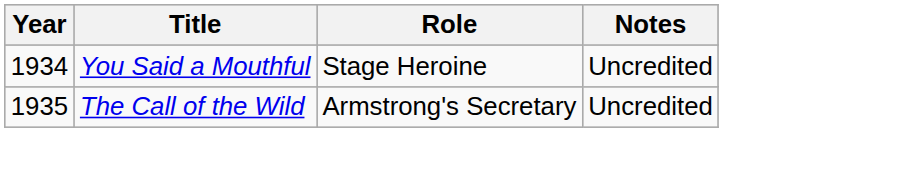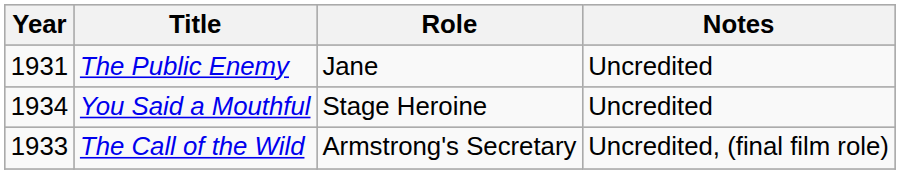+ row: (184, 65)
(39, 106) 1935 -> (39, 147) 1933
(651, 106) Uncredited -> (739, 147) Uncredited, (final film role)
